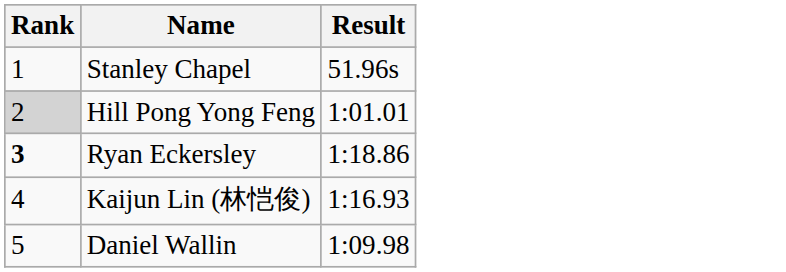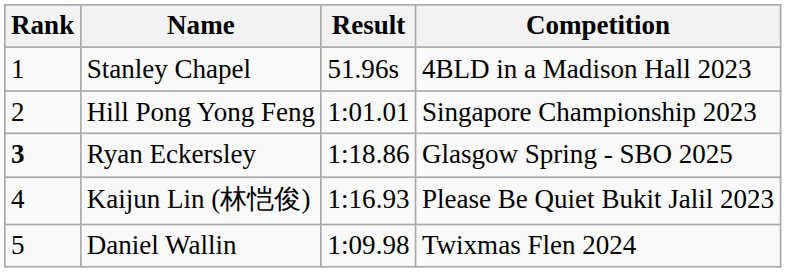+ column: (598, 25)
(18, 111) lightgrey background -> (18, 111) no background
